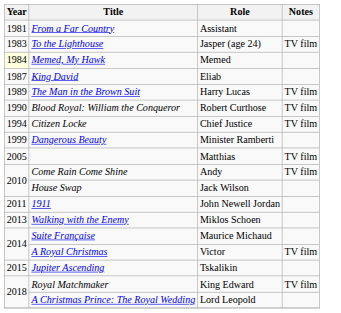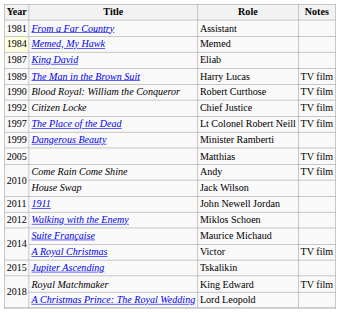- row: (67, 44)
(17, 124) 1994 -> (17, 108) 1992
+ row: (77, 124)
(17, 220) 2013 -> (17, 220) 2012
